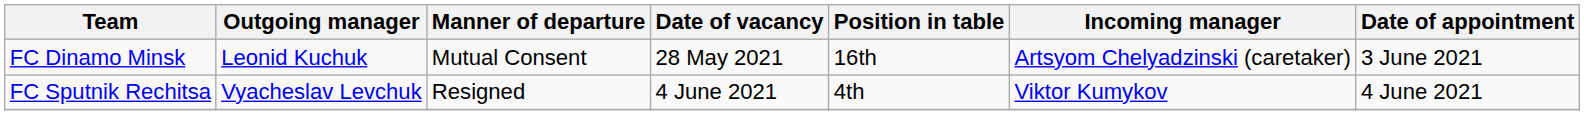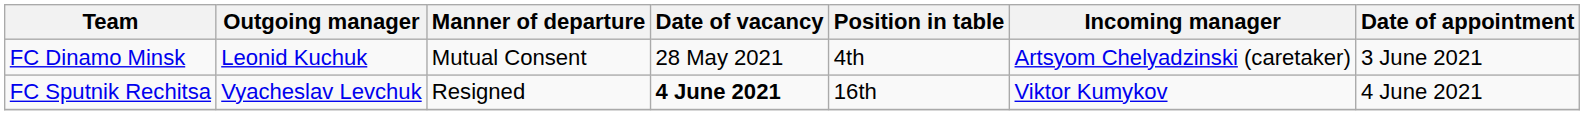(855, 57) 16th -> (849, 57) 4th
(716, 92) normal -> (718, 92) bold
(849, 92) 4th -> (855, 92) 16th
